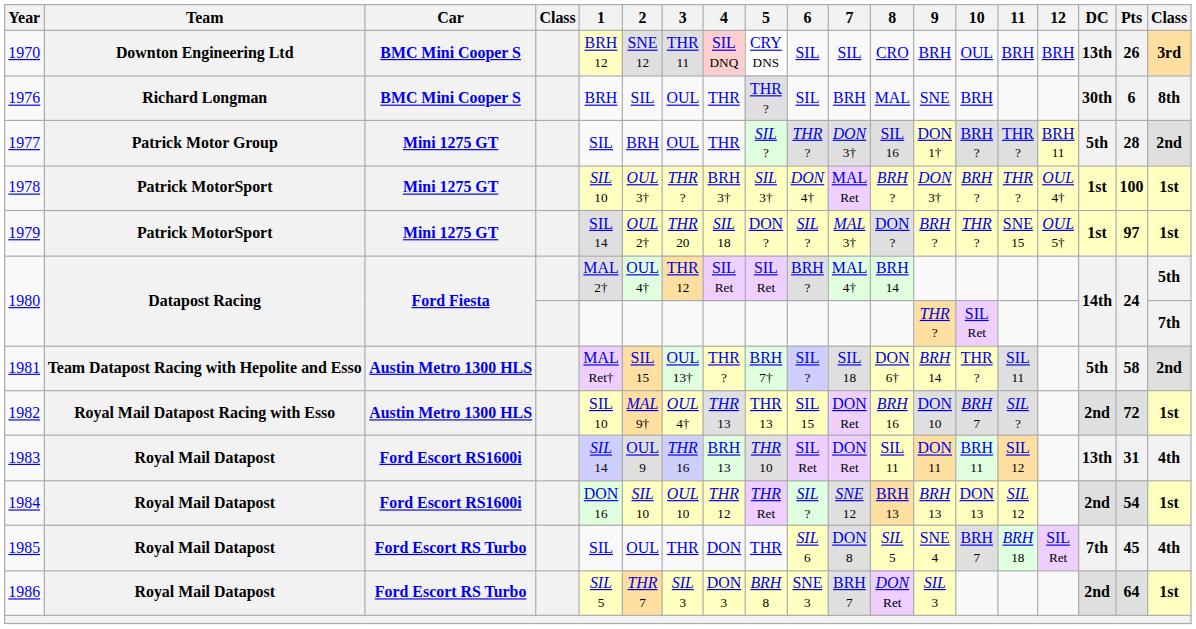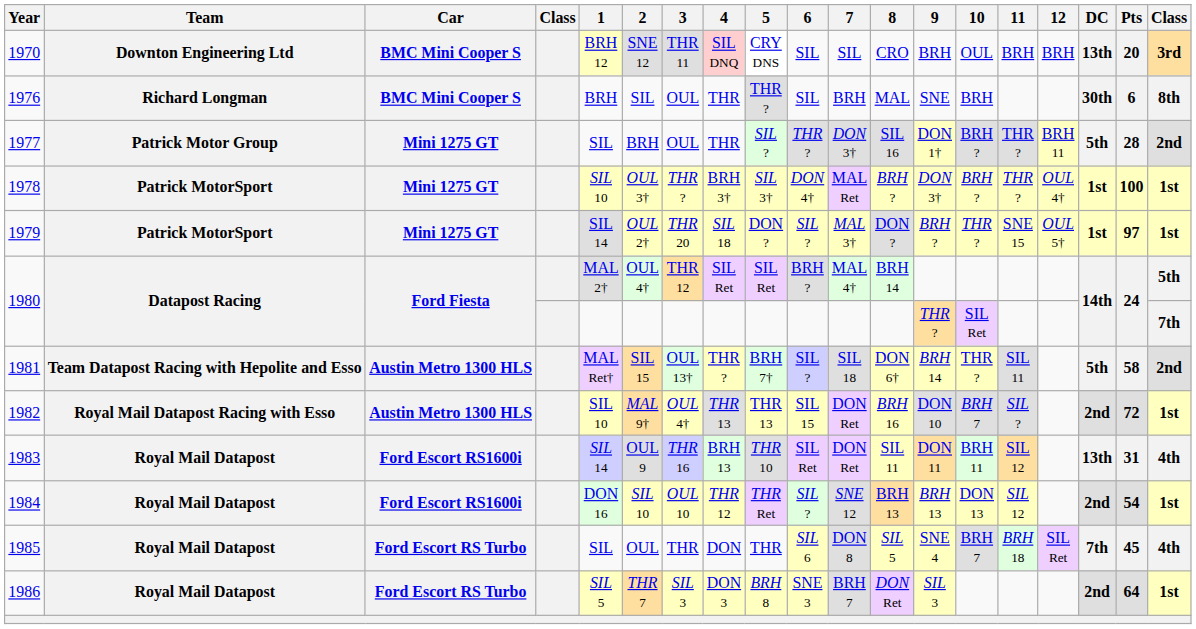(1131, 52) 26 -> (1131, 52) 20
